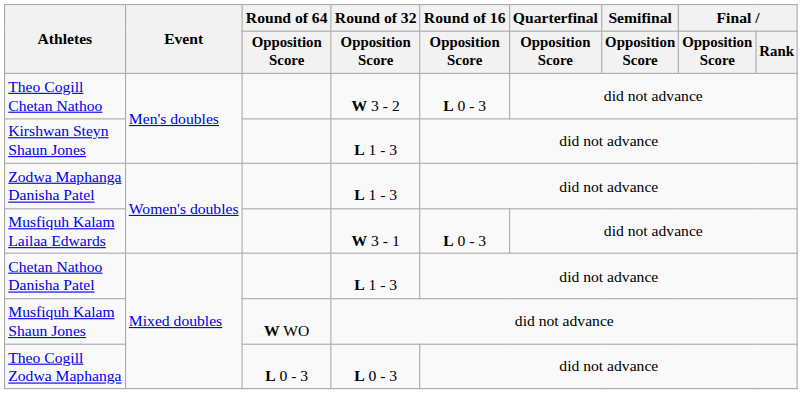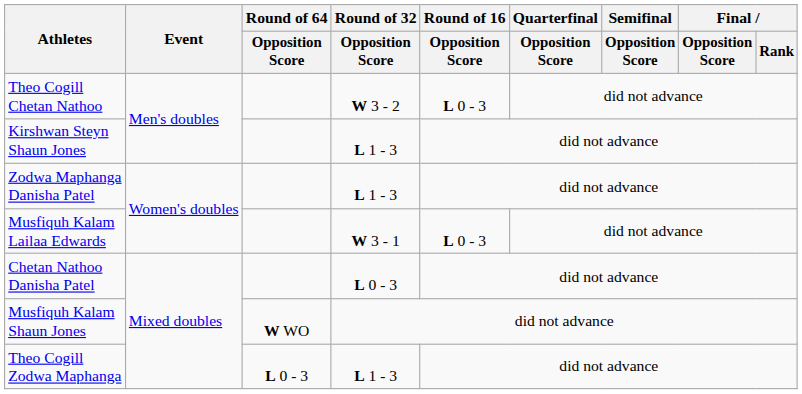(376, 285) L 1 - 3 -> (376, 285) L 0 - 3
(376, 375) L 0 - 3 -> (376, 375) L 1 - 3
